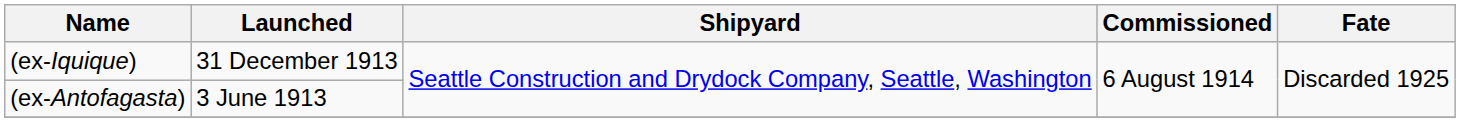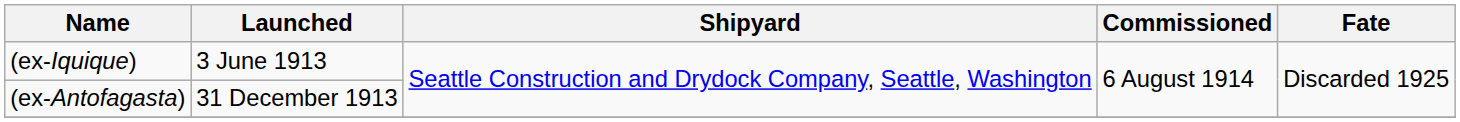(297, 60) 31 December 1913 -> (261, 60) 3 June 1913
(261, 98) 3 June 1913 -> (297, 98) 31 December 1913
